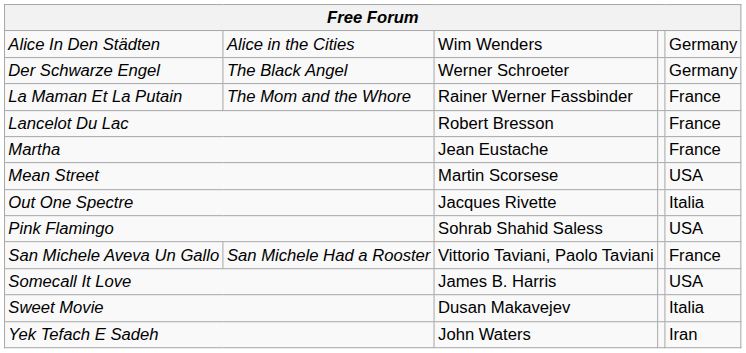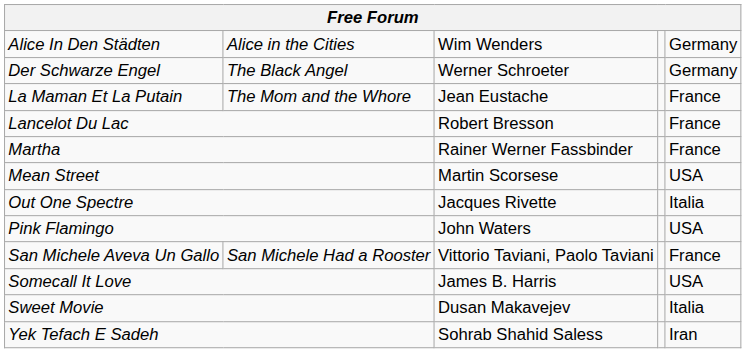(535, 96) Rainer Werner Fassbinder -> (493, 96) Jean Eustache
(493, 149) Jean Eustache -> (535, 149) Rainer Werner Fassbinder
(520, 228) Sohrab Shahid Saless -> (484, 228) John Waters
(484, 334) John Waters -> (520, 334) Sohrab Shahid Saless
